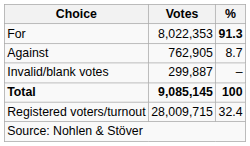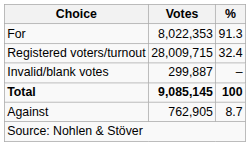(231, 33) bold -> (231, 33) normal
rows swapped: (28, 53) <-> (76, 111)
